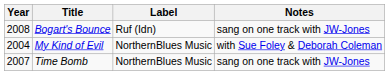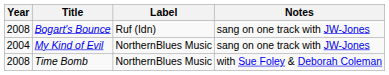(299, 45) with Sue Foley & Deborah Coleman -> (293, 45) sang on one track with JW-Jones
(18, 62) 2007 -> (18, 62) 2008
(293, 62) sang on one track with JW-Jones -> (299, 62) with Sue Foley & Deborah Coleman
